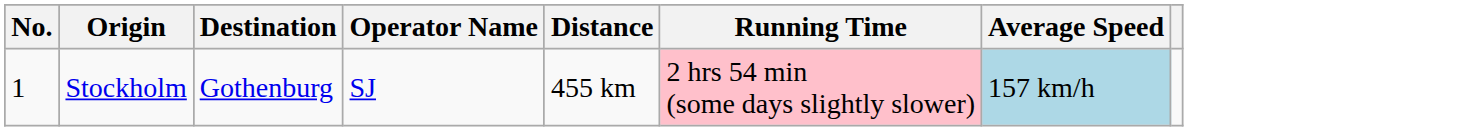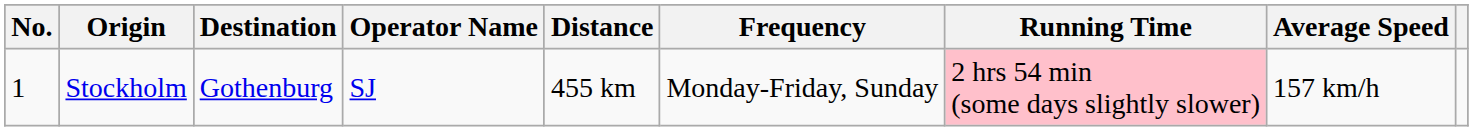+ column: (802, 26)
(1041, 86) lightblue background -> (1326, 86) no background
